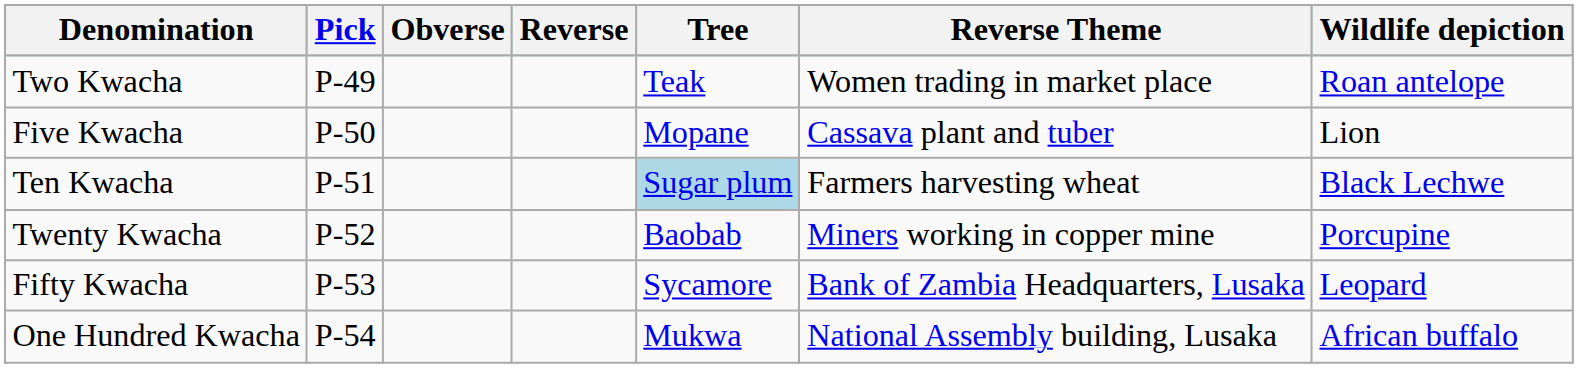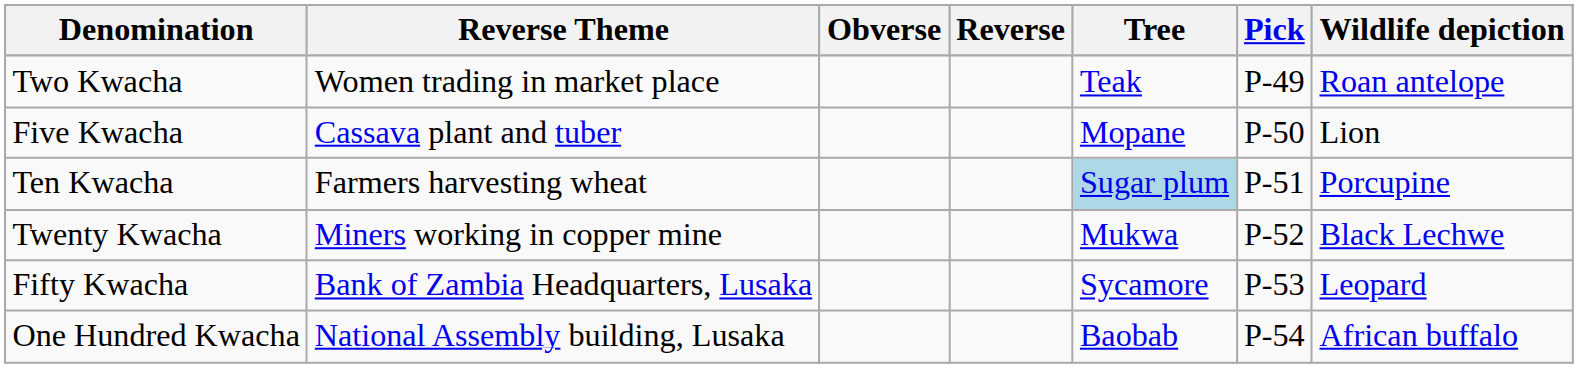columns swapped: (345, 30) <-> (1056, 30)
(1412, 183) Black Lechwe -> (1385, 183) Porcupine
(692, 234) Baobab -> (1129, 234) Mukwa
(1385, 234) Porcupine -> (1412, 234) Black Lechwe
(692, 336) Mukwa -> (1129, 336) Baobab
